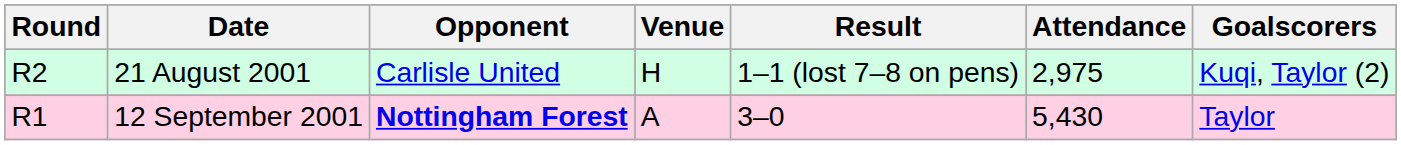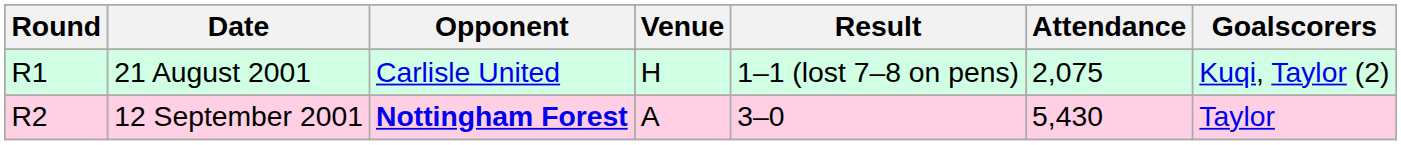(30, 71) R2 -> (30, 71) R1
(1068, 71) 2,975 -> (1068, 71) 2,075
(30, 116) R1 -> (30, 116) R2
